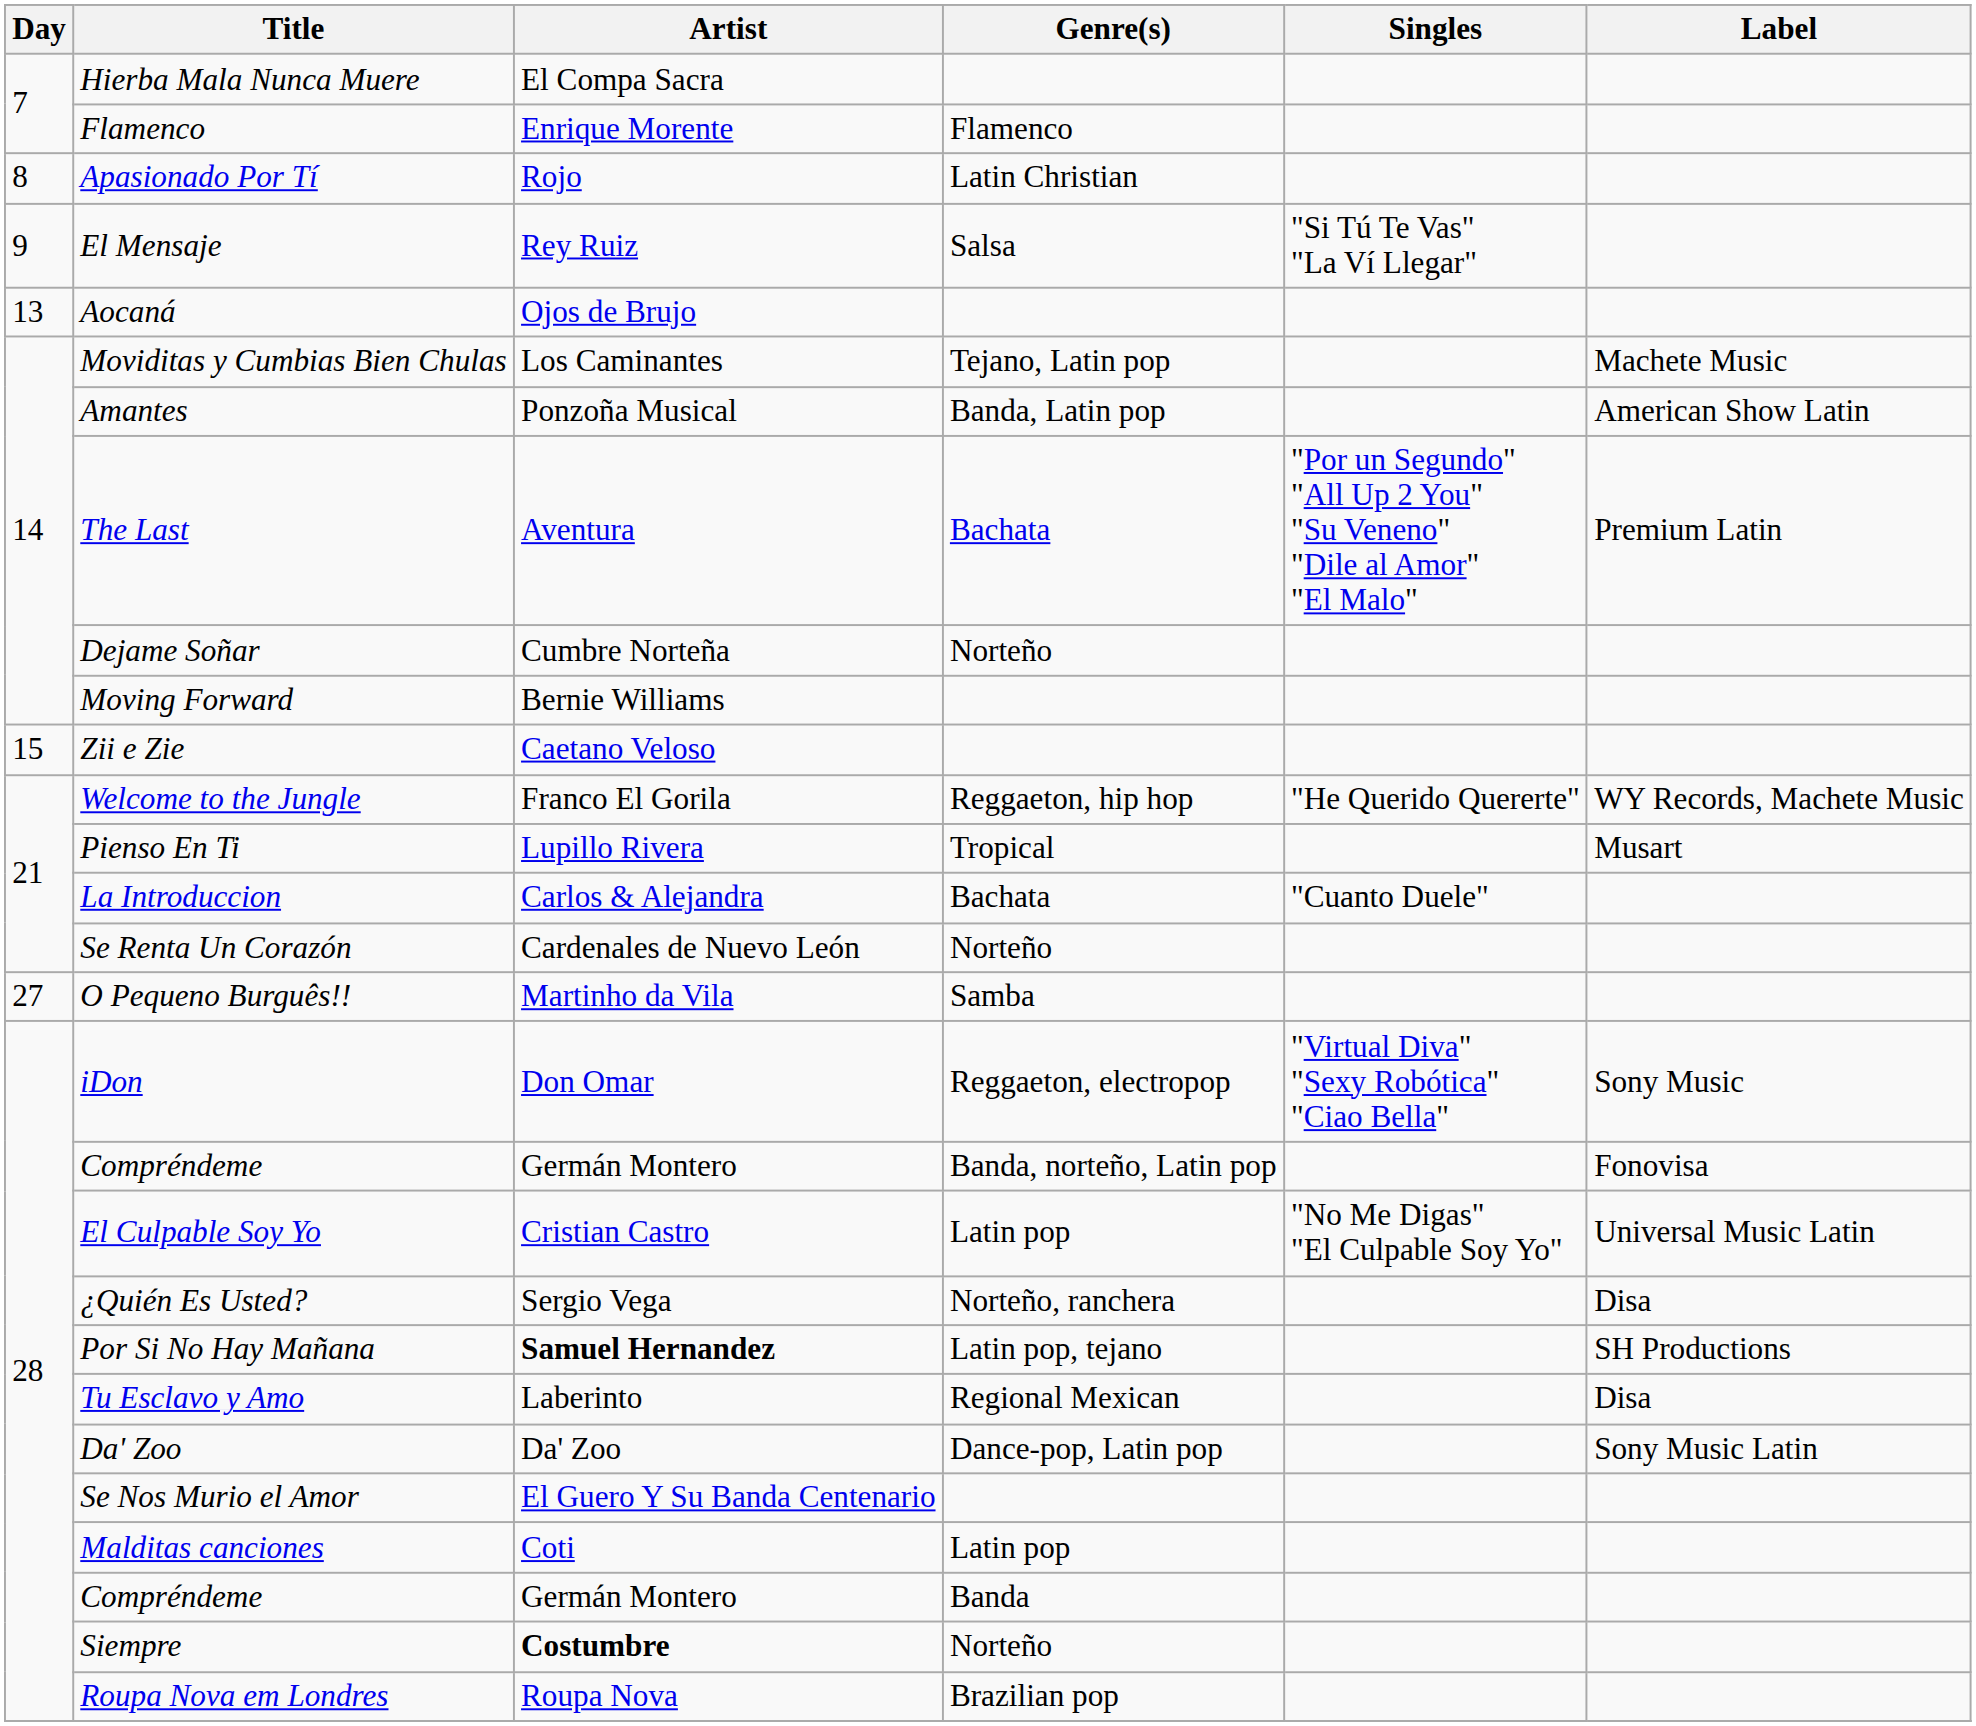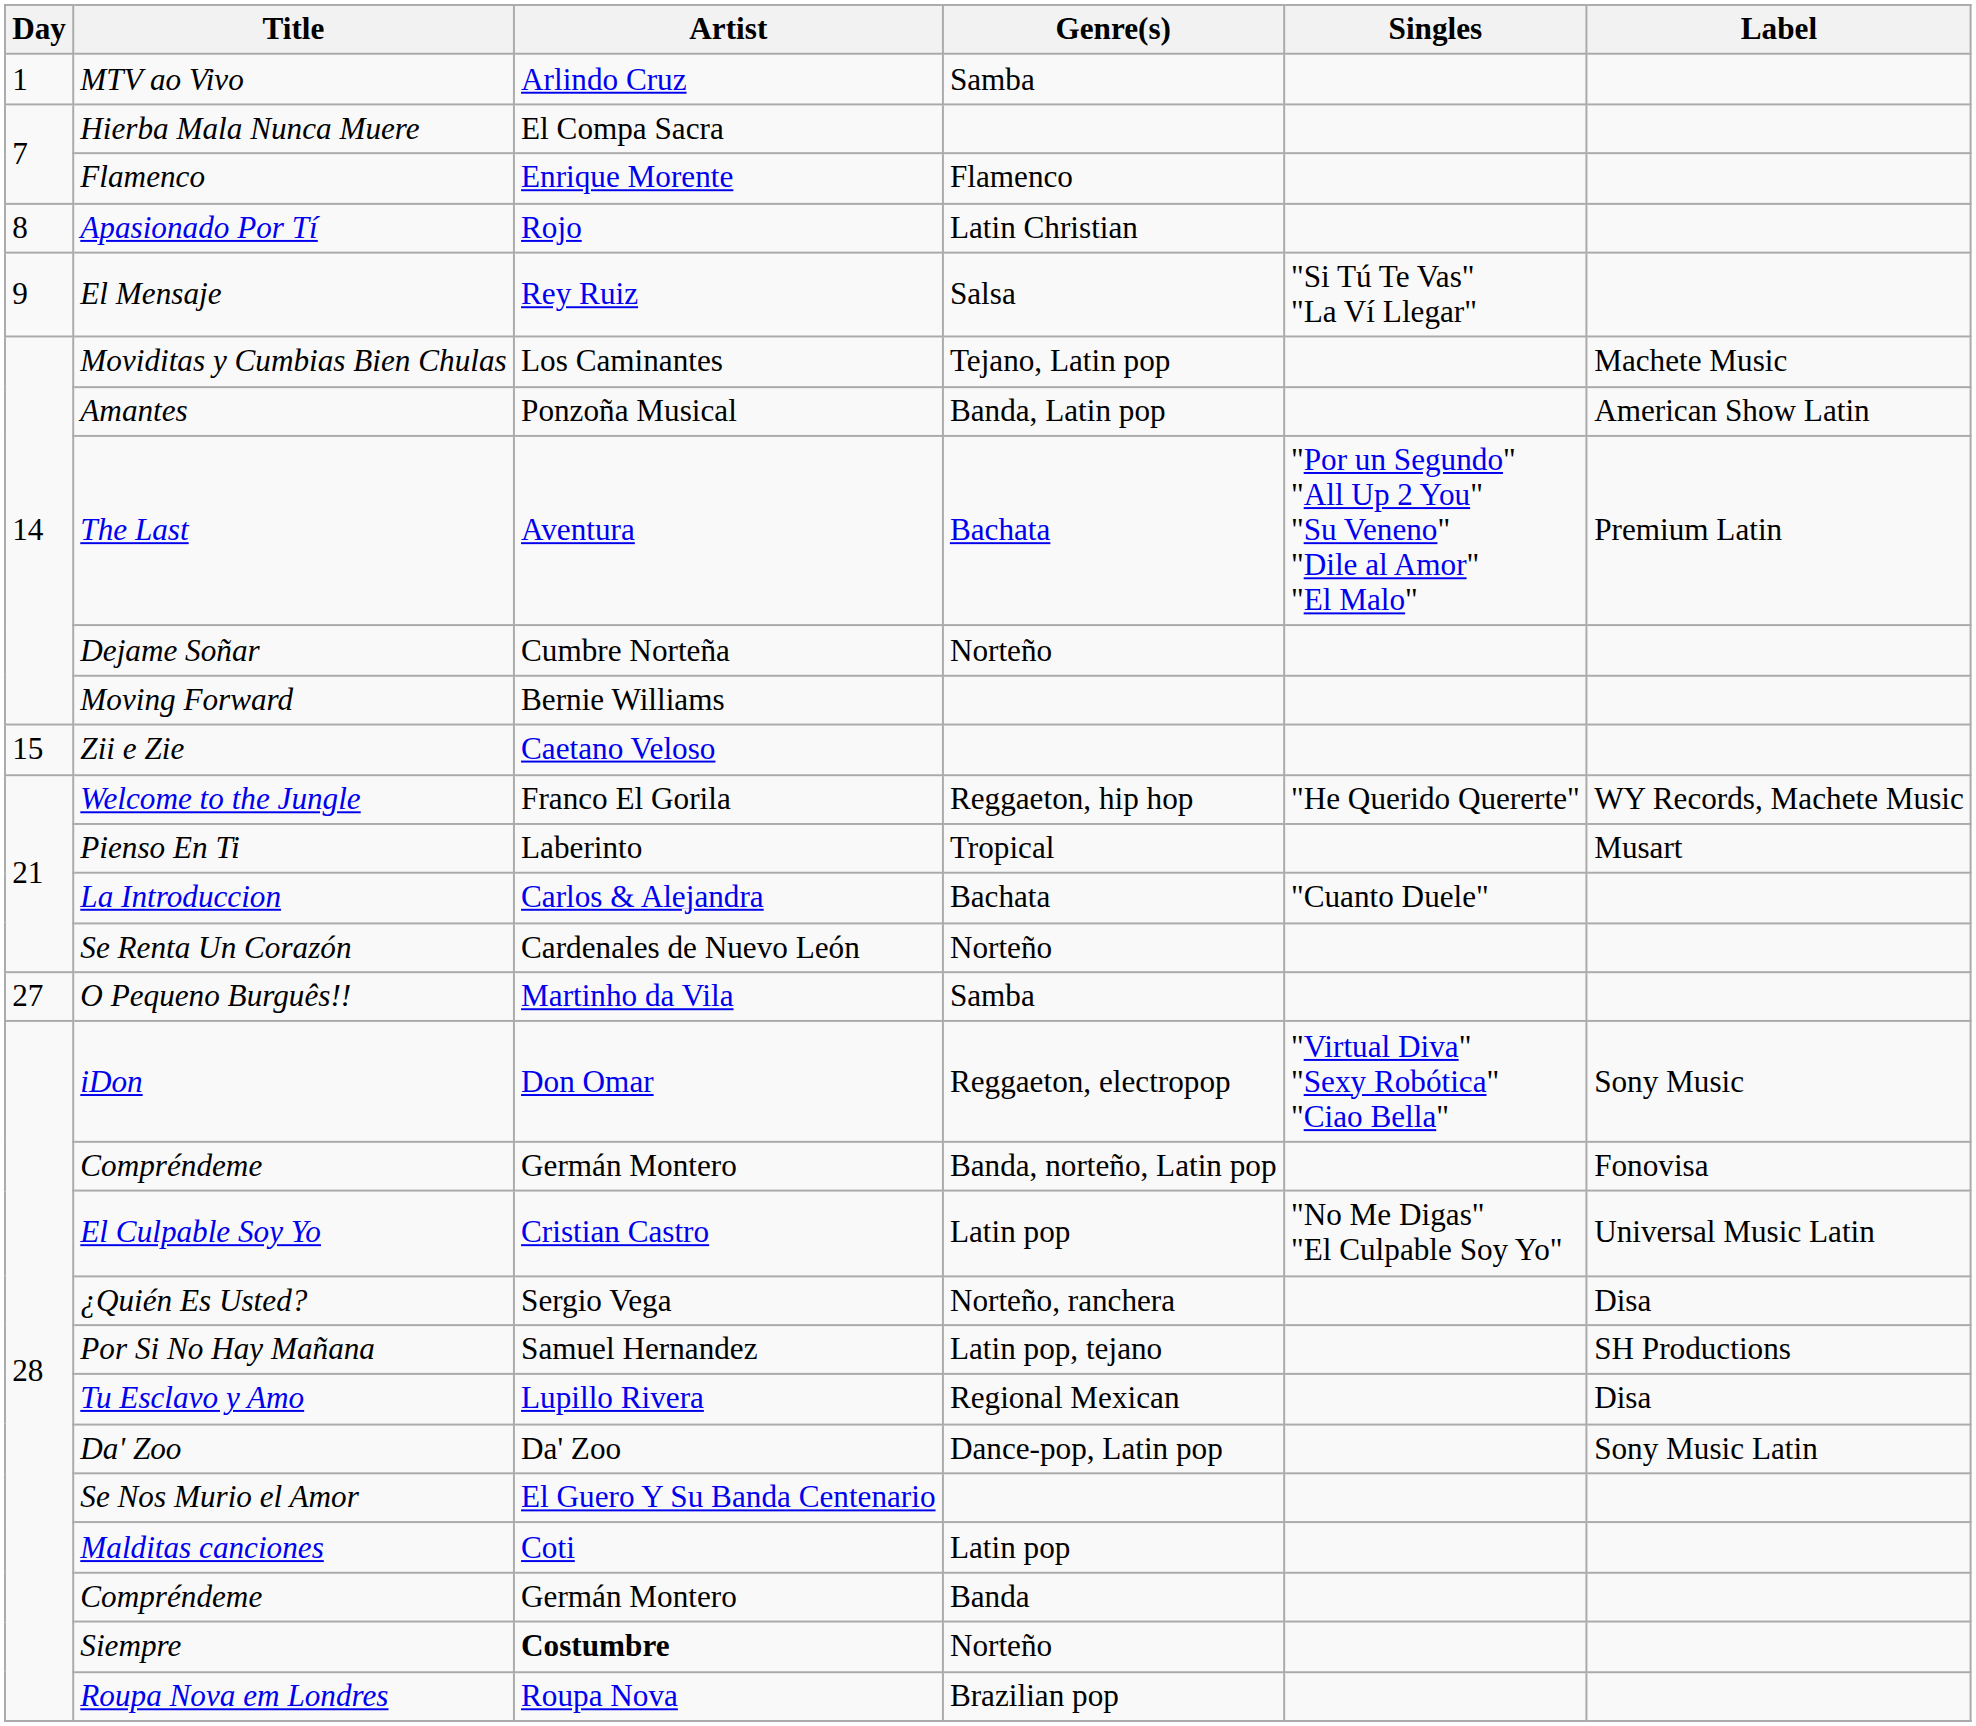+ row: (162, 78)
- row: (128, 311)
(612, 847) Lupillo Rivera -> (582, 847) Laberinto
(648, 1349) bold -> (639, 1349) normal
(582, 1398) Laberinto -> (612, 1398) Lupillo Rivera
